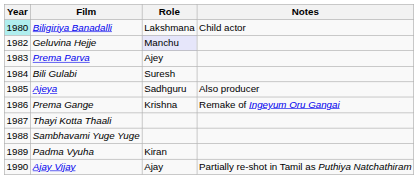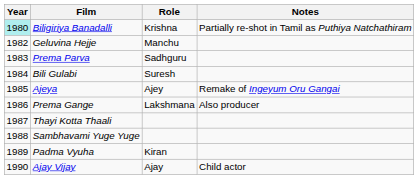(169, 27) Lakshmana -> (161, 27) Krishna
(222, 27) Child actor -> (305, 27) Partially re-shot in Tamil as Puthiya Natchathiram
(162, 43) lavender background -> (162, 43) no background
(154, 58) Ajey -> (165, 58) Sadhguru
(165, 89) Sadhguru -> (154, 89) Ajey
(229, 89) Also producer -> (269, 89) Remake of Ingeyum Oru Gangai
(161, 105) Krishna -> (169, 105) Lakshmana
(269, 105) Remake of Ingeyum Oru Gangai -> (229, 105) Also producer
(305, 167) Partially re-shot in Tamil as Puthiya Natchathiram -> (222, 167) Child actor
